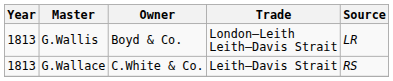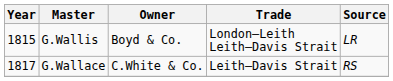(22, 40) 1813 -> (22, 40) 1815
(22, 66) 1813 -> (22, 66) 1817
